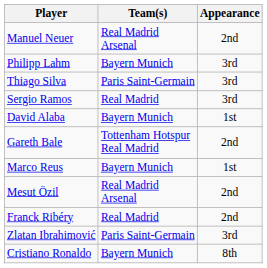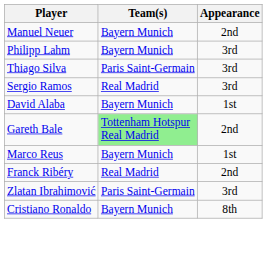(130, 38) Real Madrid Arsenal -> (137, 31) Bayern Munich
(145, 142) no background -> (145, 129) lightgreen background
- row: (33, 192)
